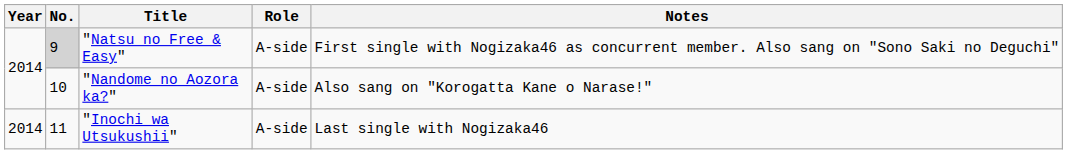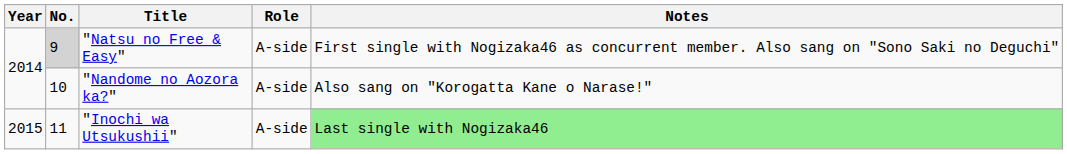(25, 128) 2014 -> (25, 128) 2015
(431, 128) no background -> (431, 128) lightgreen background
